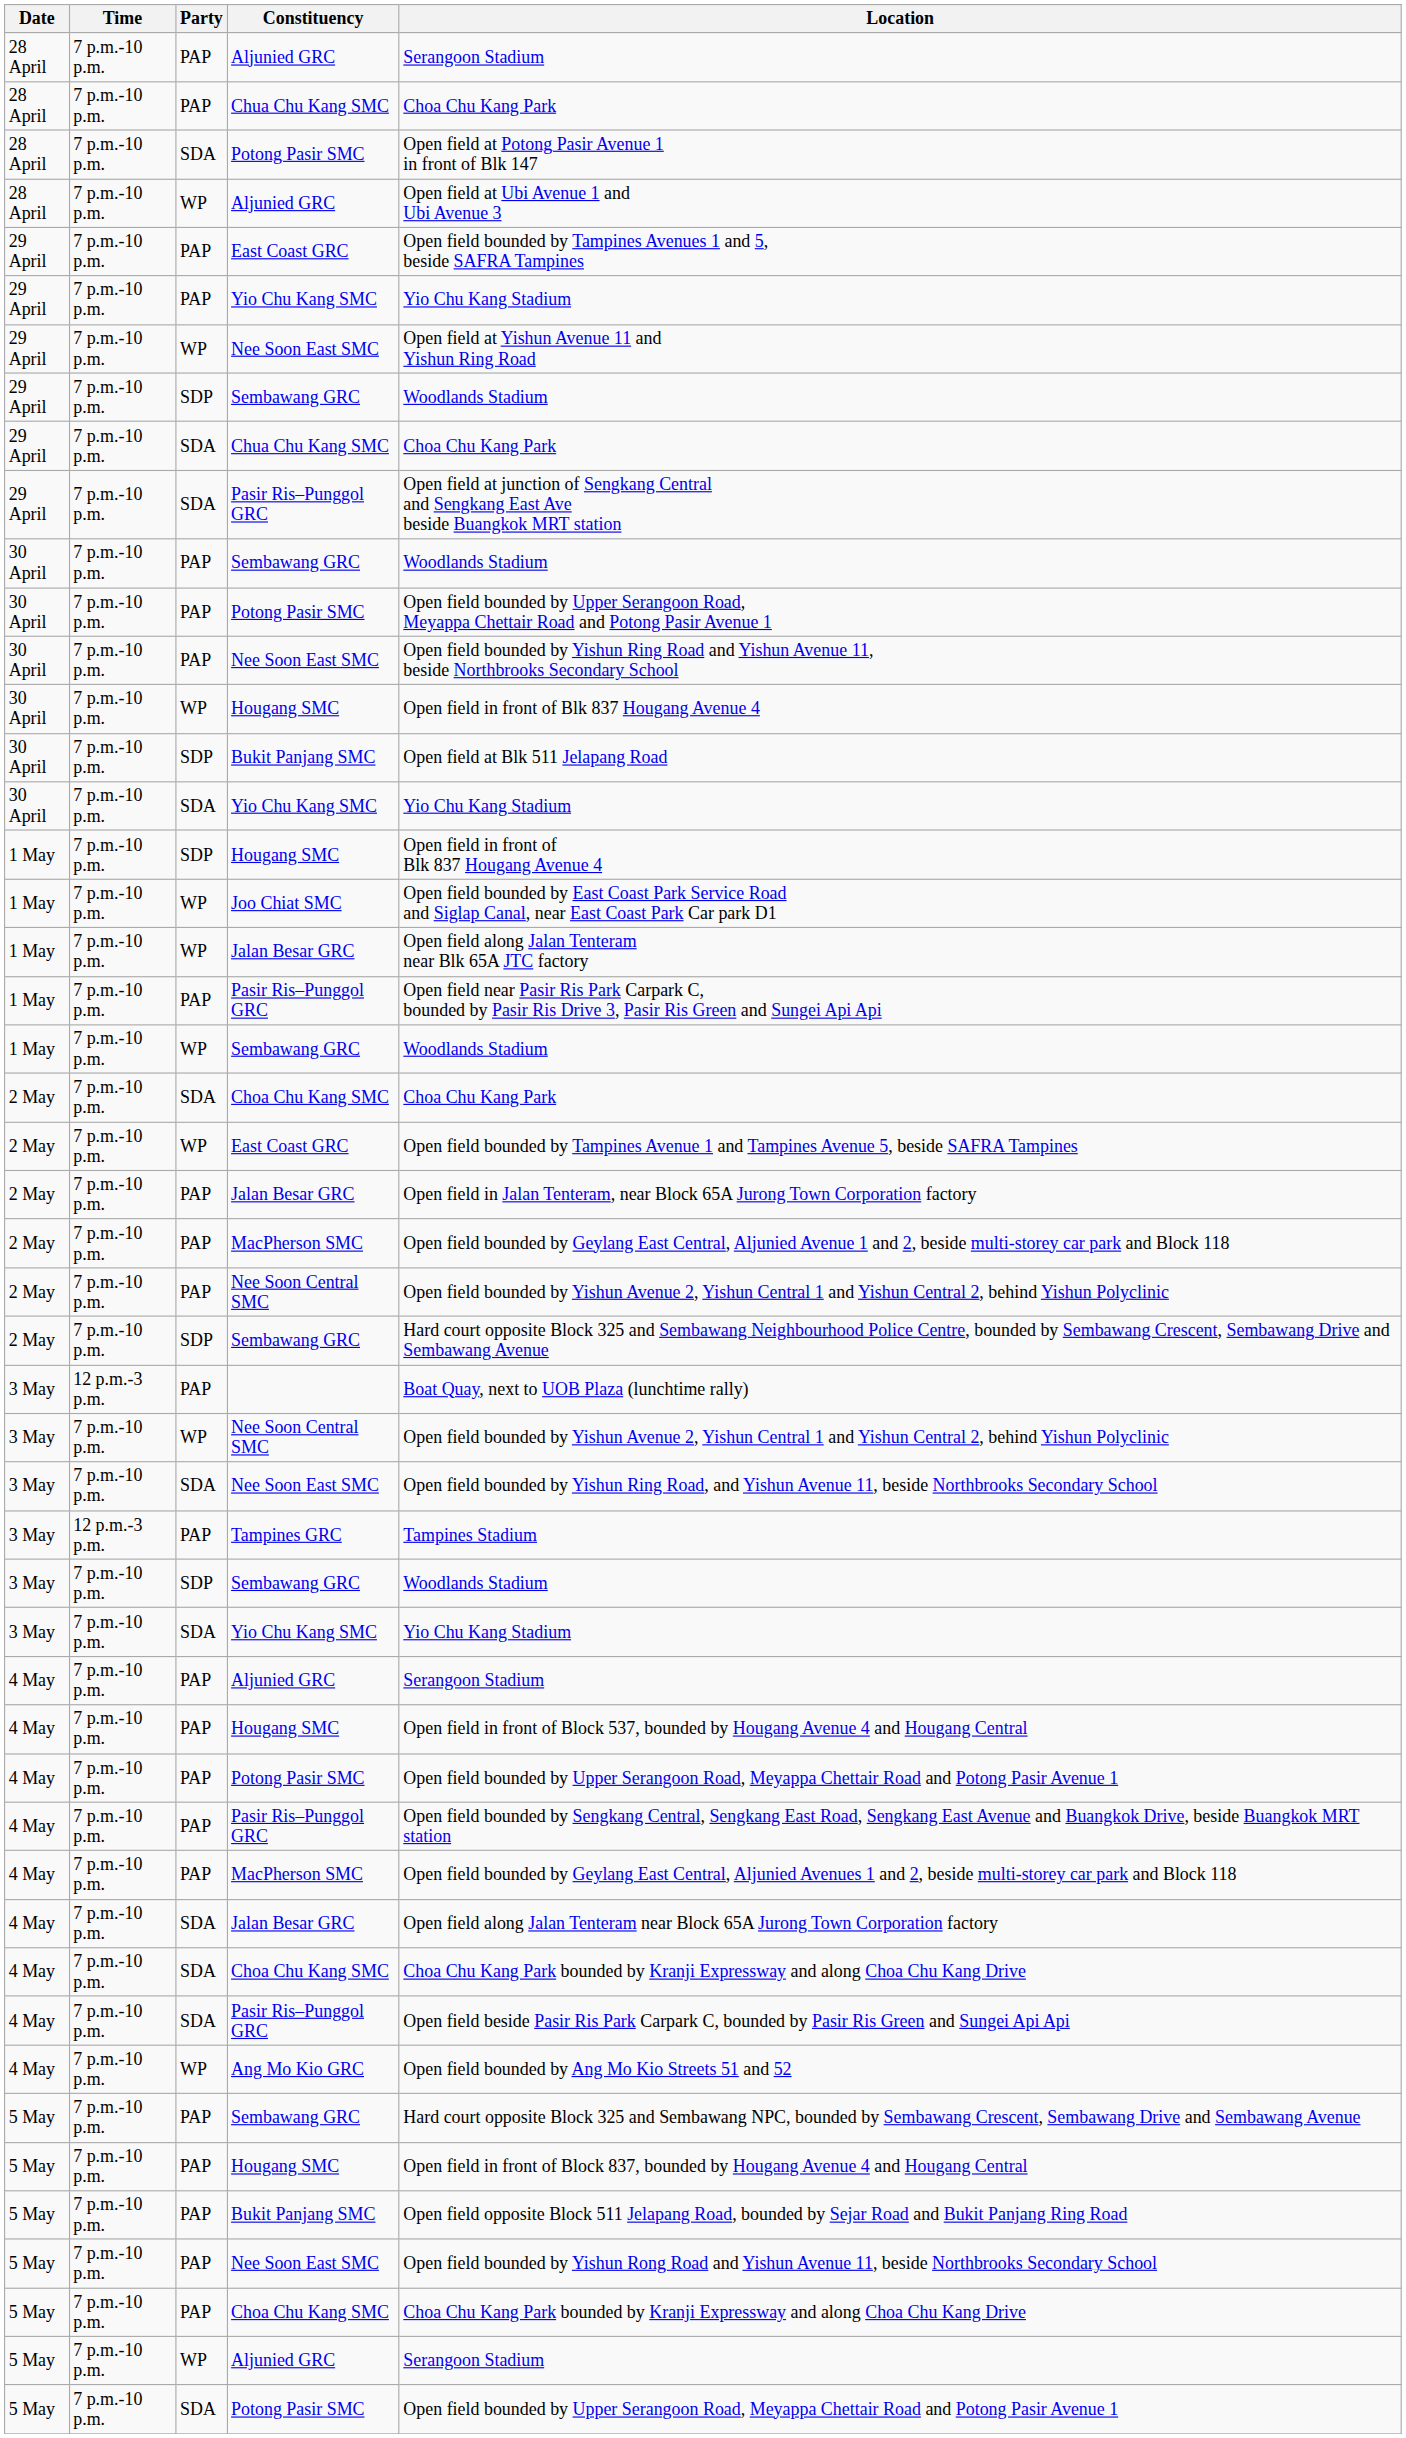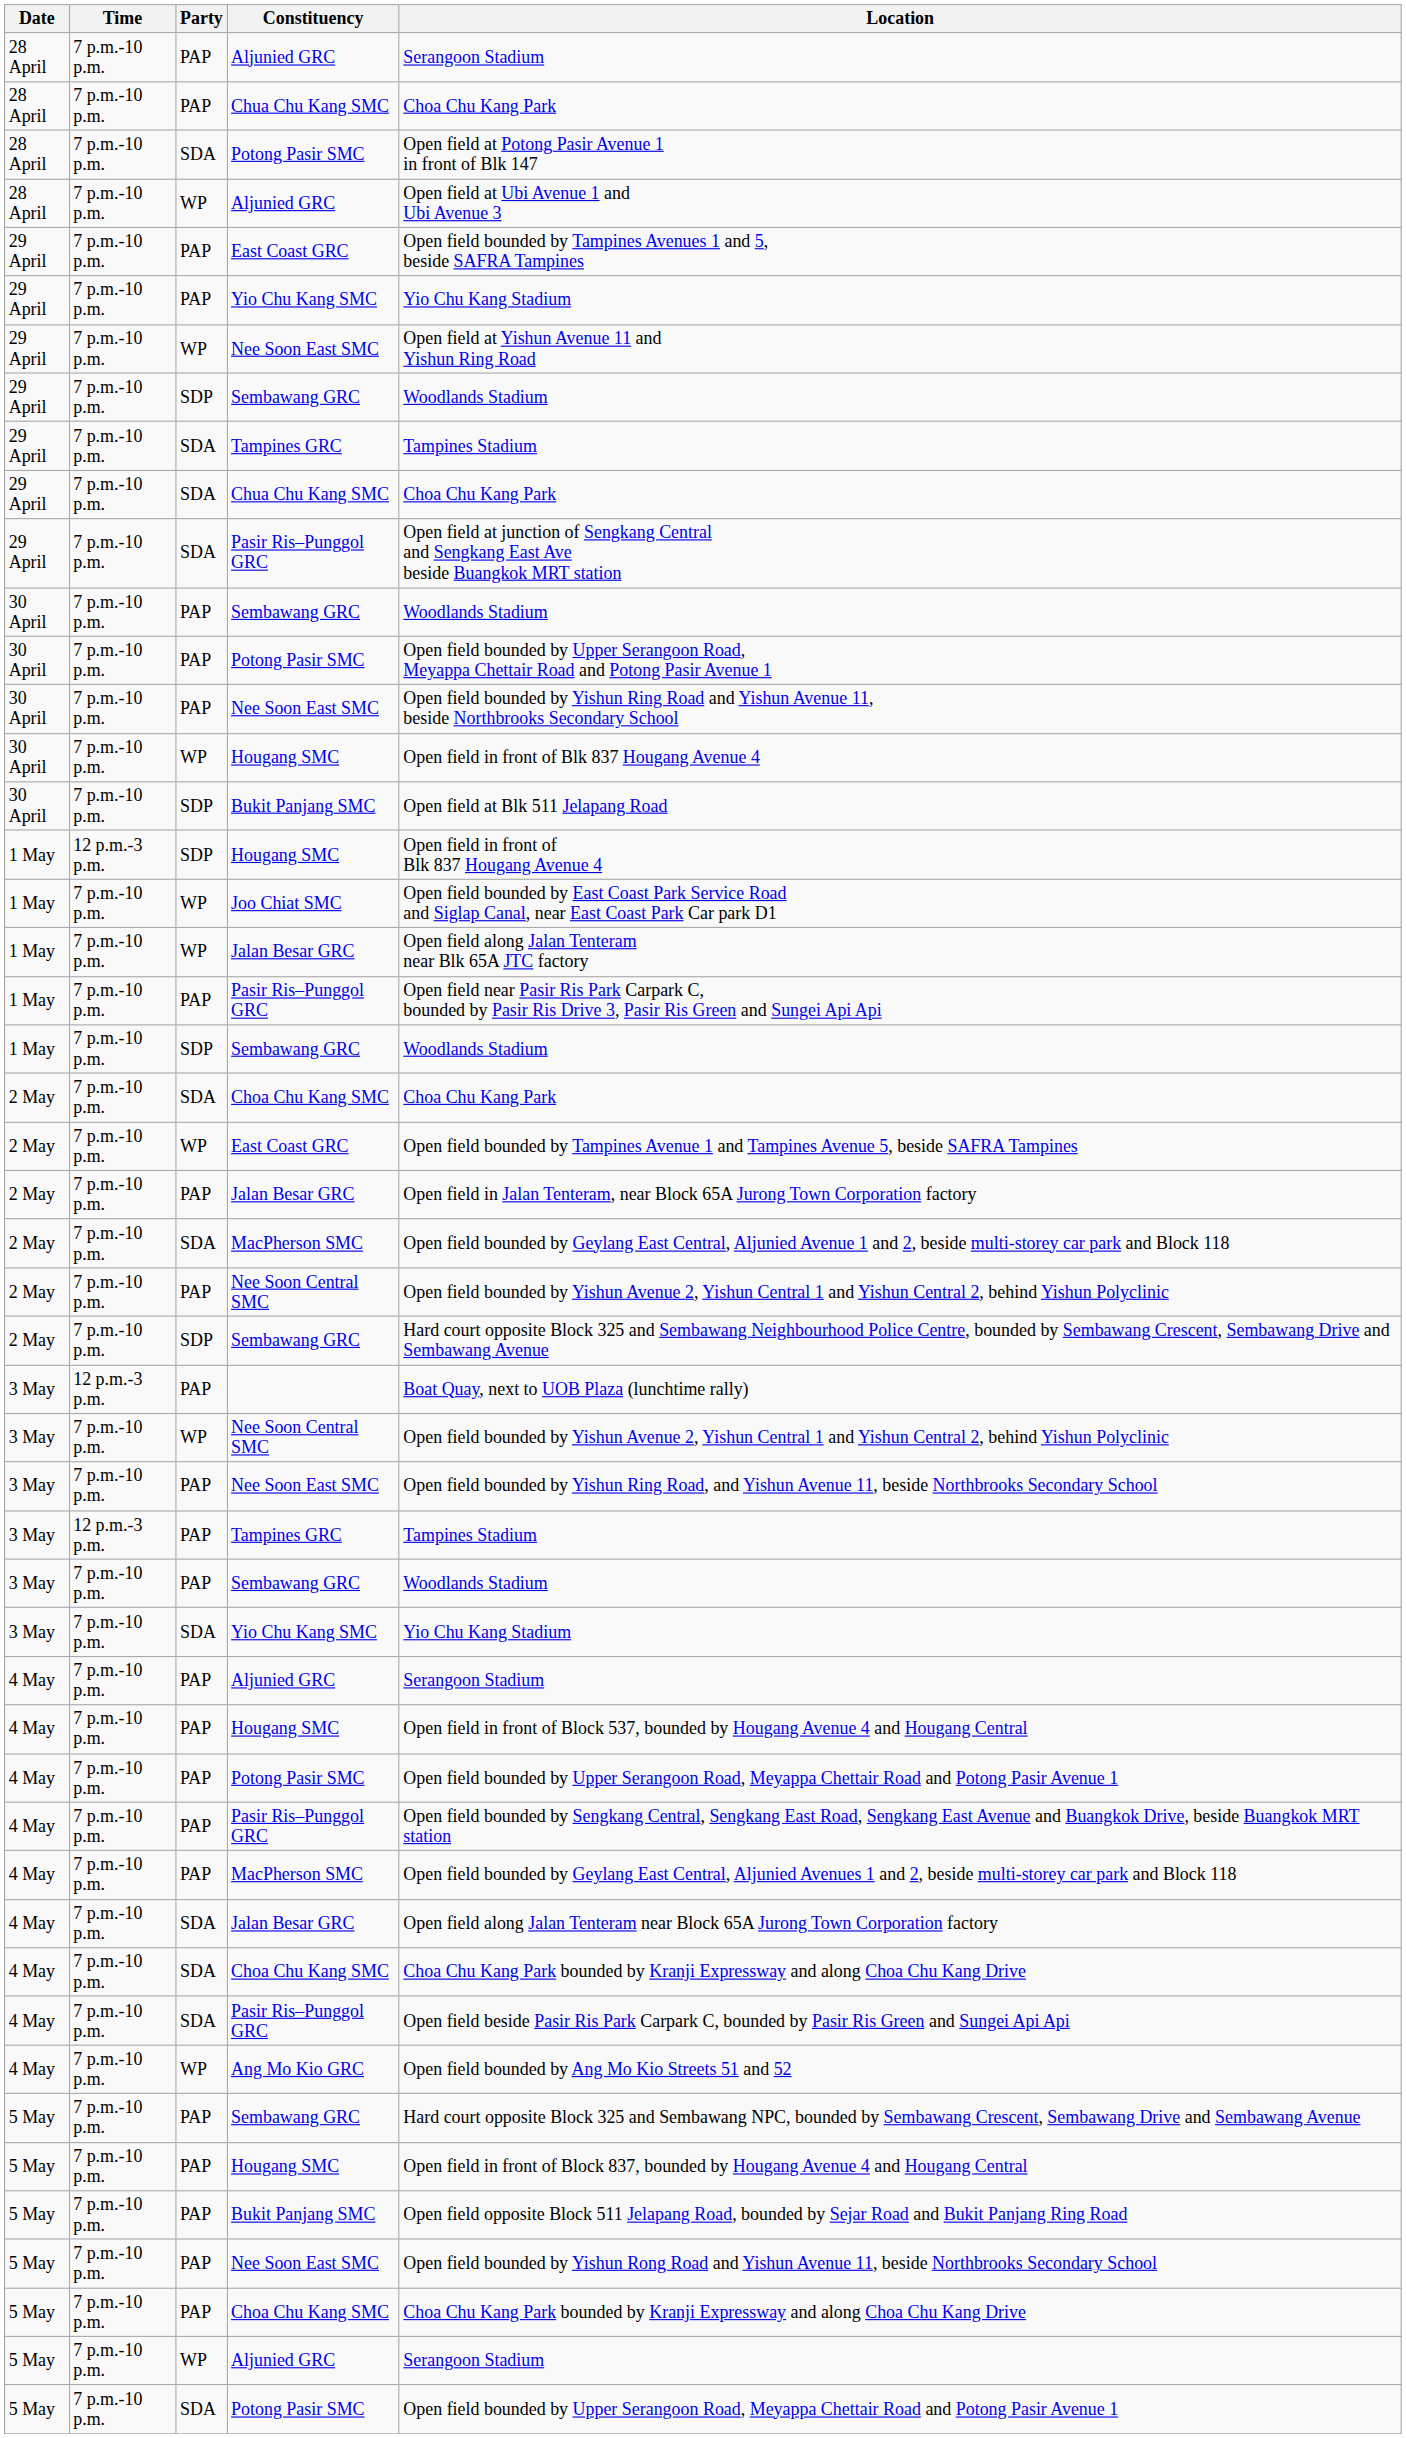+ row: (28, 445)
- row: (28, 806)
(108, 854) 7 p.m.-10 p.m. -> (108, 854) 12 p.m.-3 p.m.
(193, 1048) WP -> (196, 1048) SDP
(196, 1243) PAP -> (198, 1243) SDA
(198, 1486) SDA -> (196, 1486) PAP
(196, 1583) SDP -> (196, 1583) PAP
